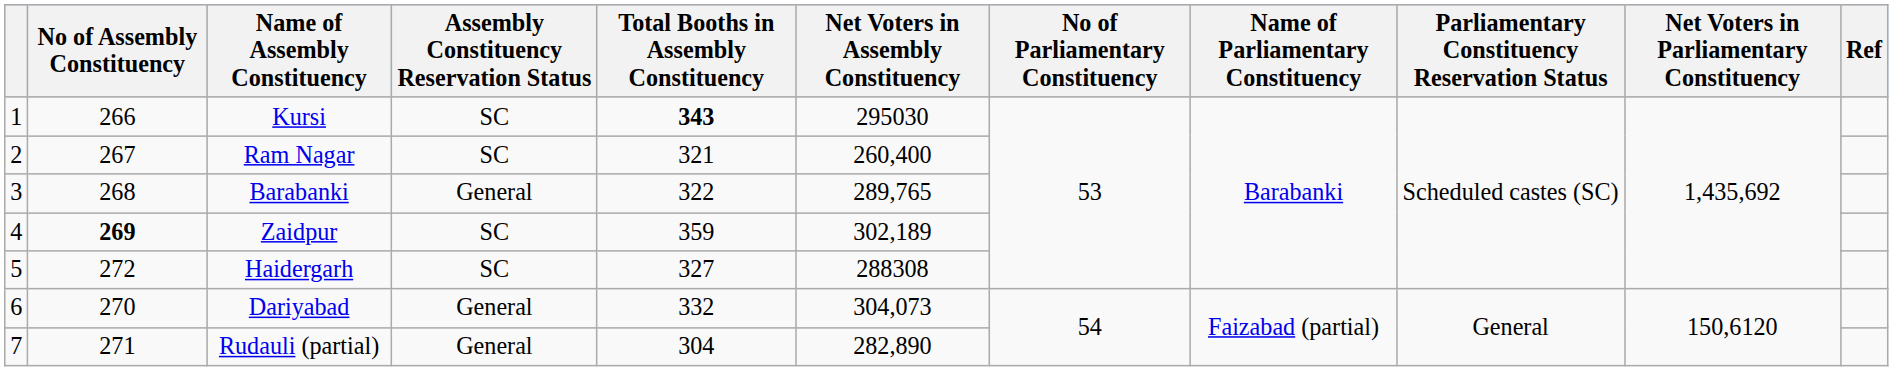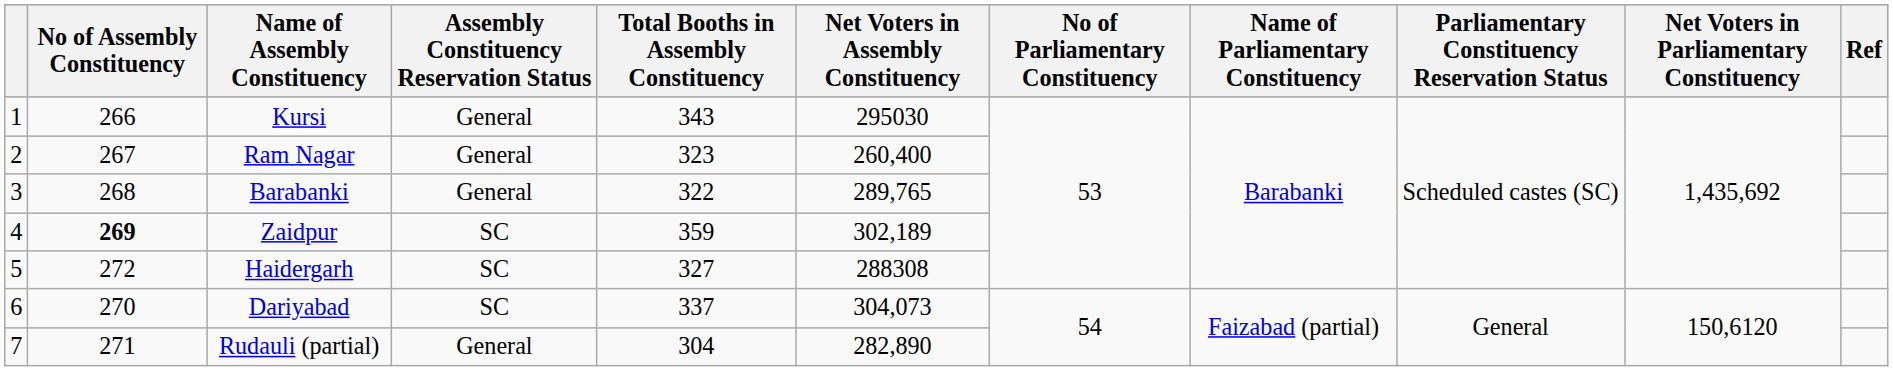(494, 116) SC -> (494, 116) General
(696, 116) bold -> (696, 116) normal
(494, 154) SC -> (494, 154) General
(696, 154) 321 -> (696, 154) 323
(494, 307) General -> (494, 307) SC
(696, 307) 332 -> (696, 307) 337
